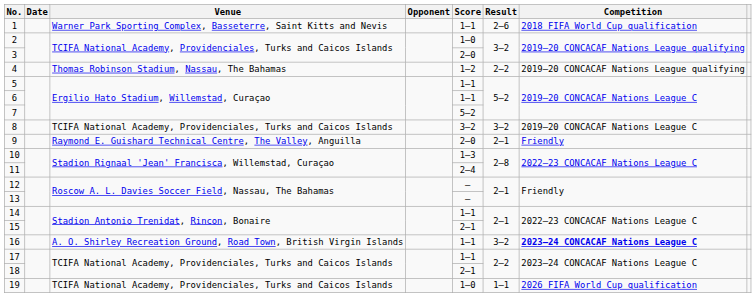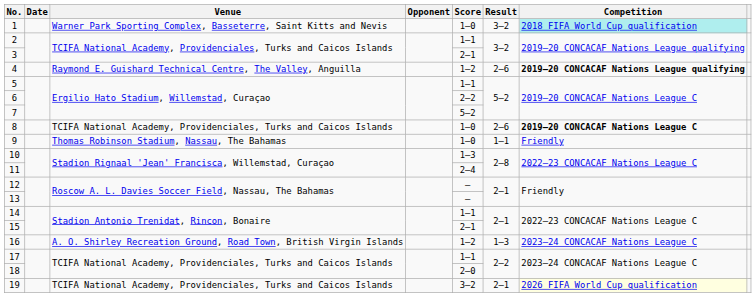(468, 26) 1–1 -> (468, 26) 1–0
(501, 26) 2–6 -> (501, 26) 3–2
(609, 26) no background -> (609, 26) paleturquoise background
(468, 40) 1–0 -> (468, 40) 1–1
(468, 55) 2–0 -> (468, 55) 2–1
(169, 69) Thomas Robinson Stadium, Nassau, The Bahamas -> (206, 69) Raymond E. Guishard Technical Centre, The Valley, Anguilla
(501, 69) 2–2 -> (501, 69) 2–6
(633, 69) normal -> (633, 69) bold
(468, 98) 1–1 -> (468, 98) 2–2
(468, 127) 3–2 -> (468, 127) 1–0
(501, 127) 3–2 -> (501, 127) 2–6
(609, 127) normal -> (609, 127) bold
(206, 141) Raymond E. Guishard Technical Centre, The Valley, Anguilla -> (169, 141) Thomas Robinson Stadium, Nassau, The Bahamas
(468, 141) 2–0 -> (468, 141) 1–0
(501, 141) 2–1 -> (501, 141) 1–1
(468, 242) 1–1 -> (468, 242) 1–2
(501, 242) 3–2 -> (501, 242) 1–3
(609, 242) bold -> (609, 242) normal
(468, 271) 2–1 -> (468, 271) 2–0
(468, 285) 1–0 -> (468, 285) 3–2
(501, 285) 1–1 -> (501, 285) 2–1
(609, 285) no background -> (609, 285) lightyellow background
